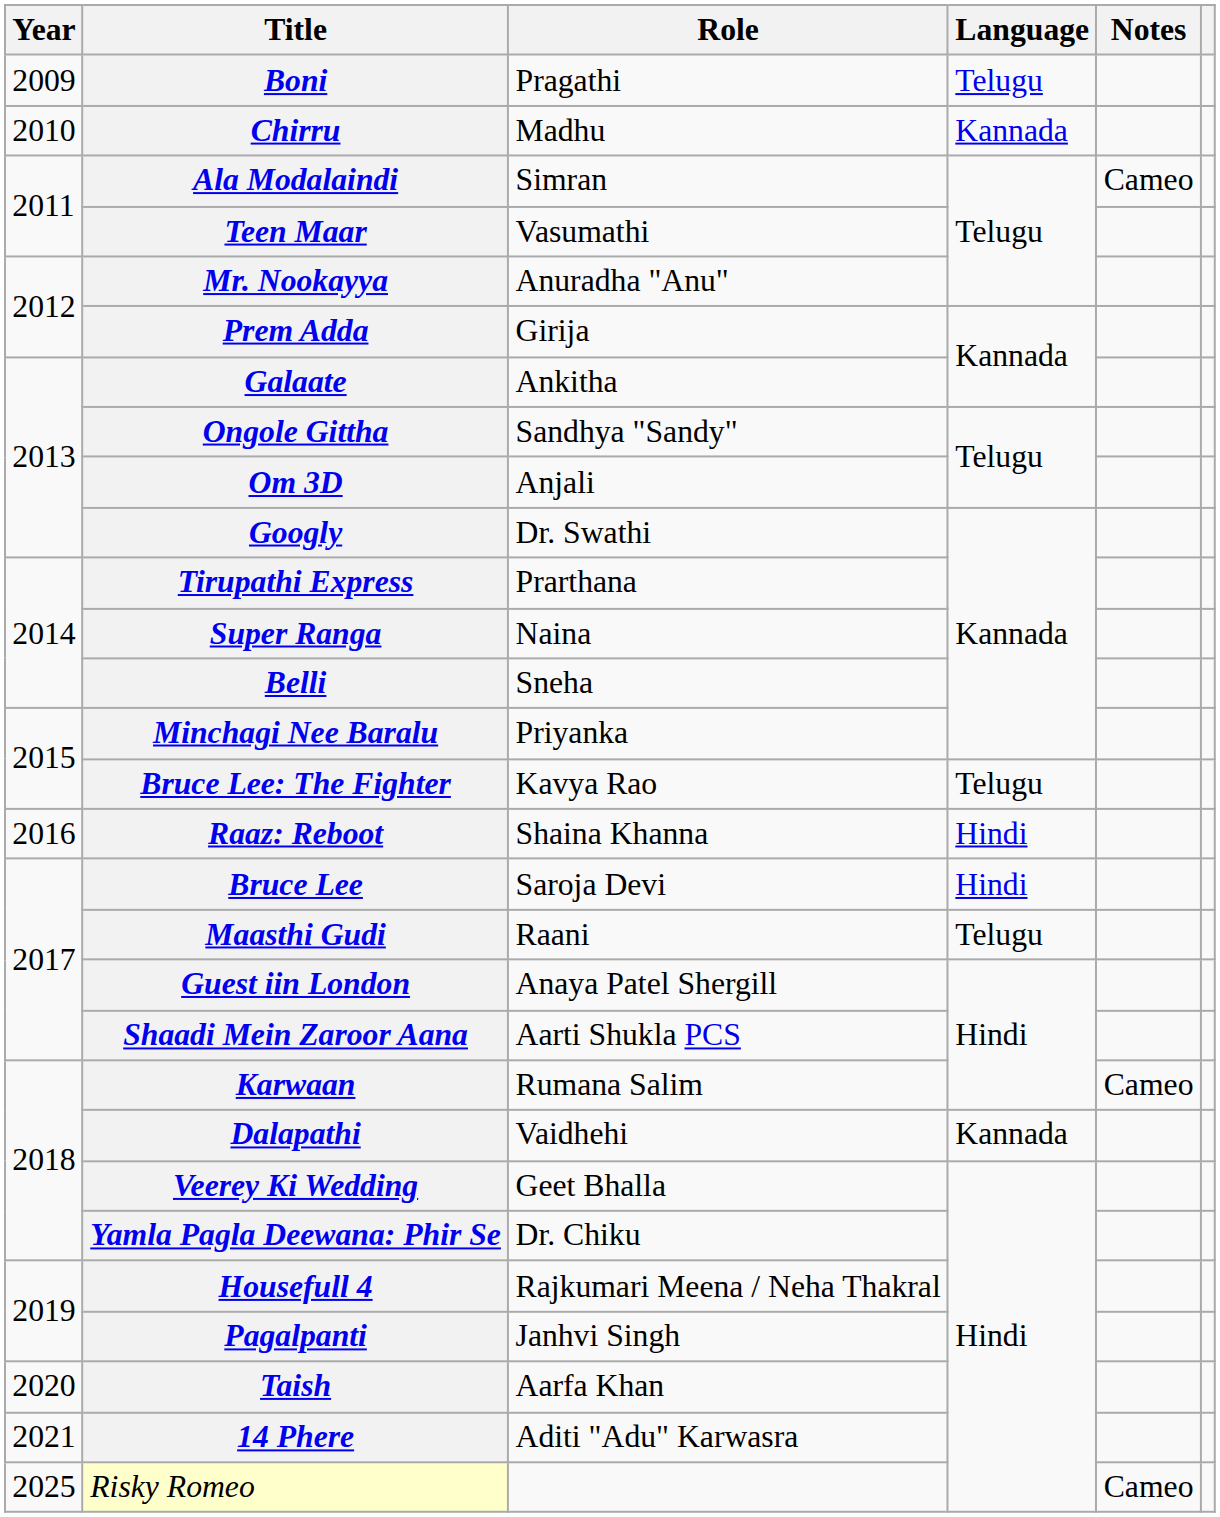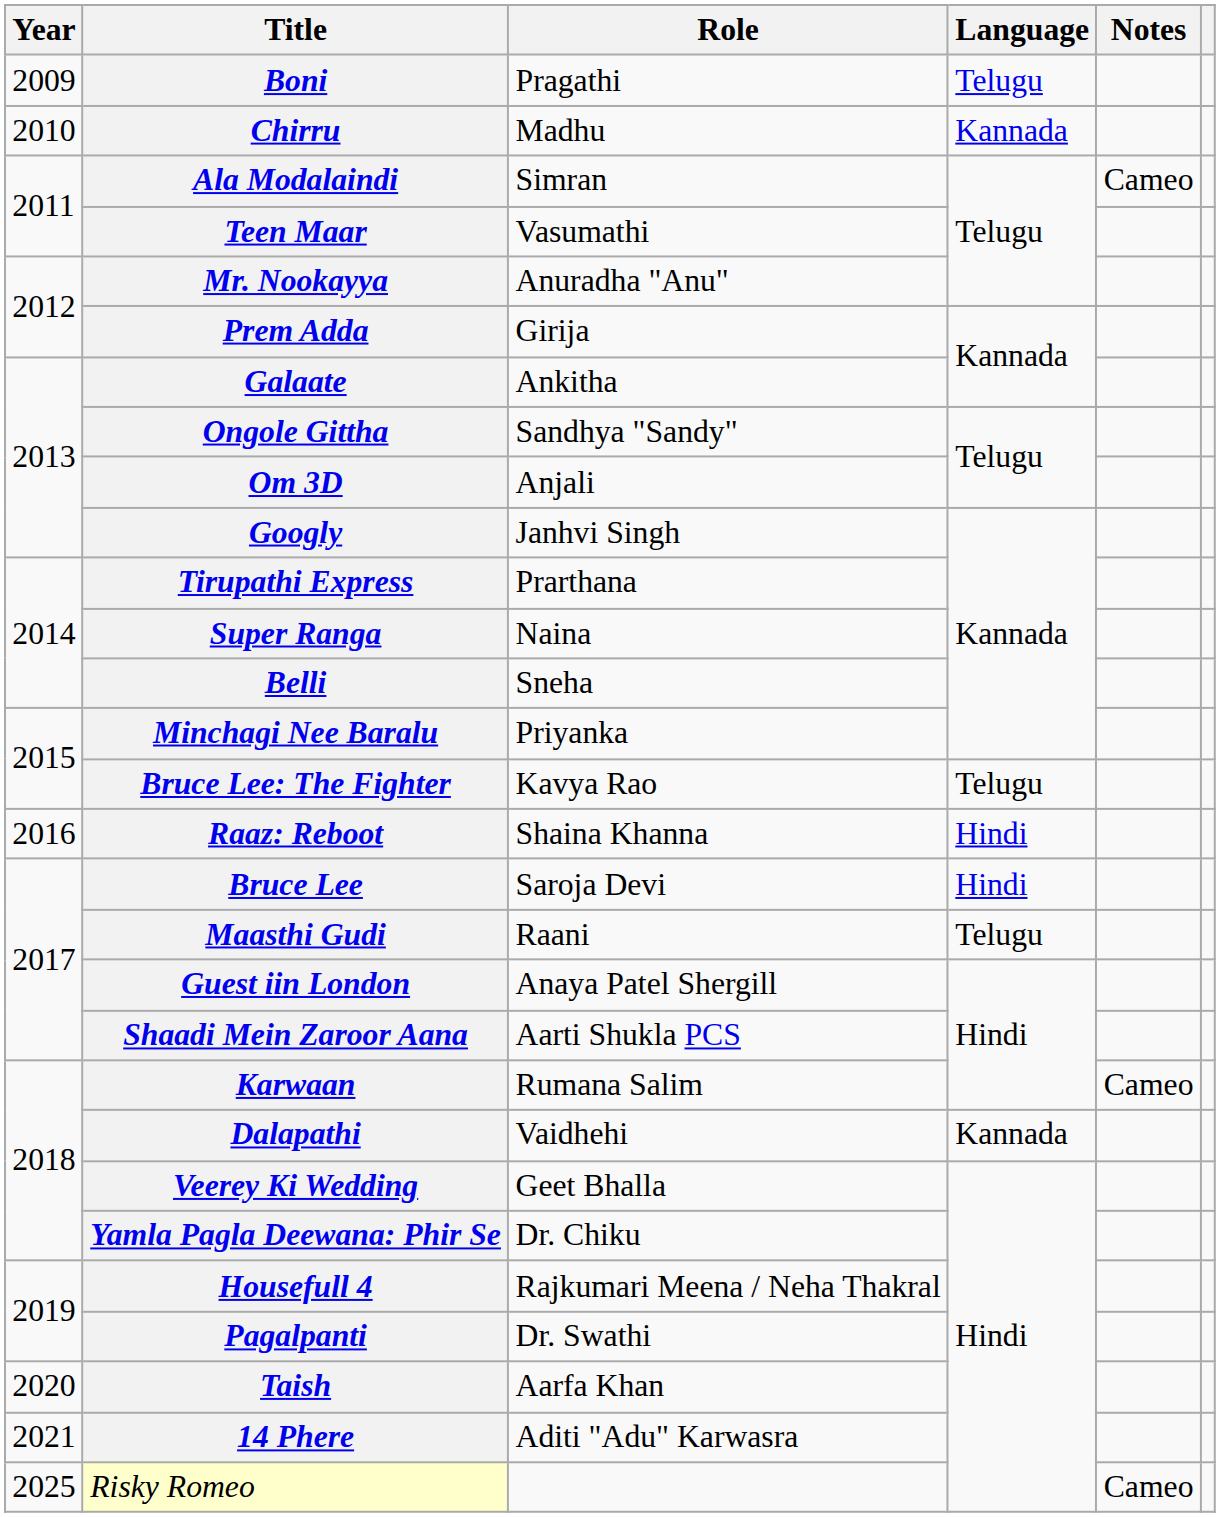(583, 532) Dr. Swathi -> (598, 532) Janhvi Singh
(598, 1335) Janhvi Singh -> (583, 1335) Dr. Swathi
